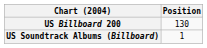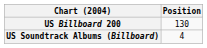(182, 37) 1 -> (182, 37) 4
